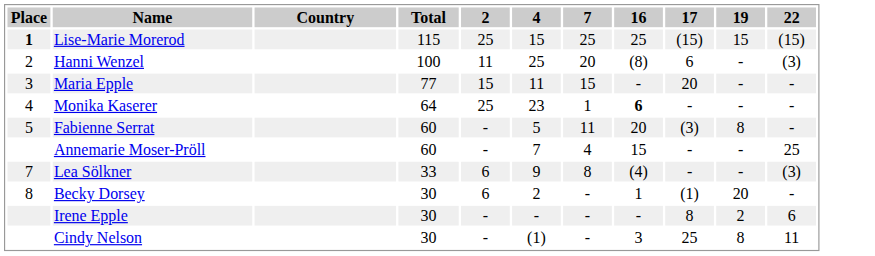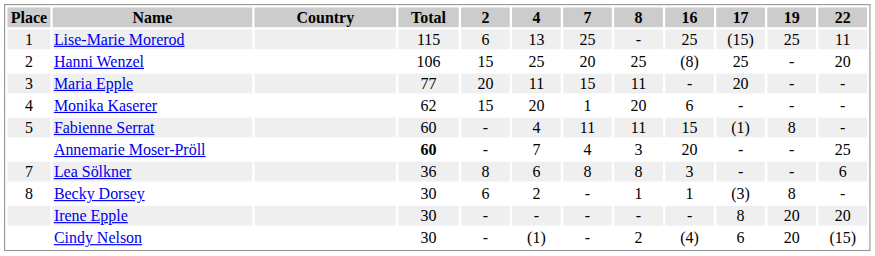+ column: (639, 17)
(29, 39) bold -> (29, 39) normal
(485, 39) 25 -> (485, 39) 6
(536, 39) 15 -> (536, 39) 13
(741, 39) 15 -> (792, 39) 25
(792, 39) (15) -> (843, 39) 11
(429, 61) 100 -> (429, 61) 106
(485, 61) 11 -> (485, 61) 15
(690, 61) 6 -> (741, 61) 25
(792, 61) (3) -> (843, 61) 20
(485, 83) 15 -> (485, 83) 20
(429, 105) 64 -> (429, 105) 62
(485, 105) 25 -> (485, 105) 15
(536, 105) 23 -> (536, 105) 20
(639, 105) bold -> (690, 105) normal
(536, 128) 5 -> (536, 128) 4
(639, 128) 20 -> (690, 128) 15
(690, 128) (3) -> (741, 128) (1)
(429, 150) normal -> (429, 150) bold
(639, 150) 15 -> (690, 150) 20
(429, 172) 33 -> (429, 172) 36
(485, 172) 6 -> (485, 172) 8
(536, 172) 9 -> (536, 172) 6
(639, 172) (4) -> (690, 172) 3
(792, 172) (3) -> (843, 172) 6
(690, 194) (1) -> (741, 194) (3)
(741, 194) 20 -> (792, 194) 8
(741, 216) 2 -> (792, 216) 20
(792, 216) 6 -> (843, 216) 20
(639, 238) 3 -> (690, 238) (4)
(690, 238) 25 -> (741, 238) 6
(741, 238) 8 -> (792, 238) 20
(792, 238) 11 -> (843, 238) (15)
